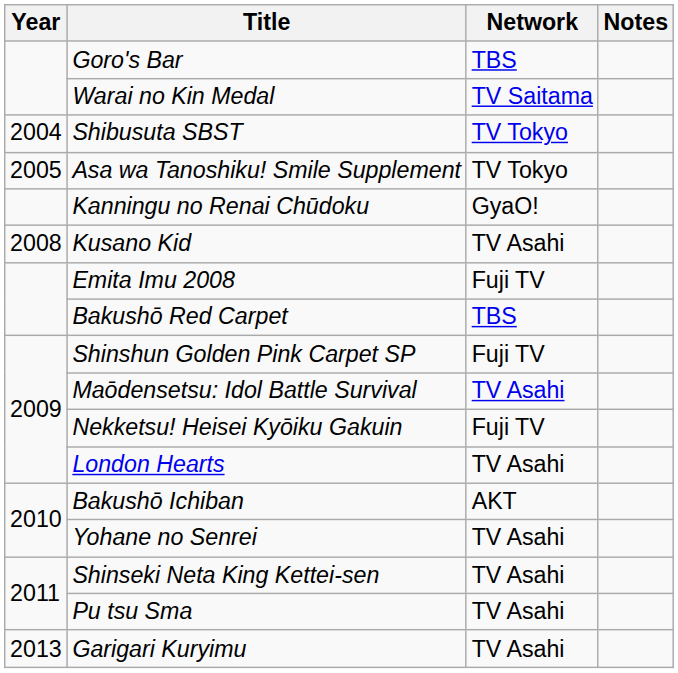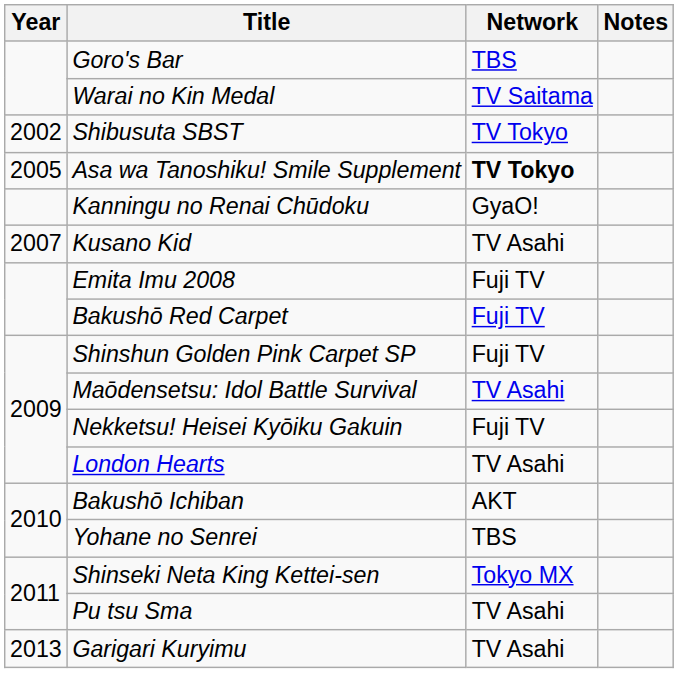(36, 133) 2004 -> (36, 133) 2002
(520, 170) normal -> (523, 170) bold
(36, 243) 2008 -> (36, 243) 2007
(494, 317) TBS -> (508, 317) Fuji TV
(518, 538) TV Asahi -> (494, 538) TBS
(518, 574) TV Asahi -> (523, 574) Tokyo MX
